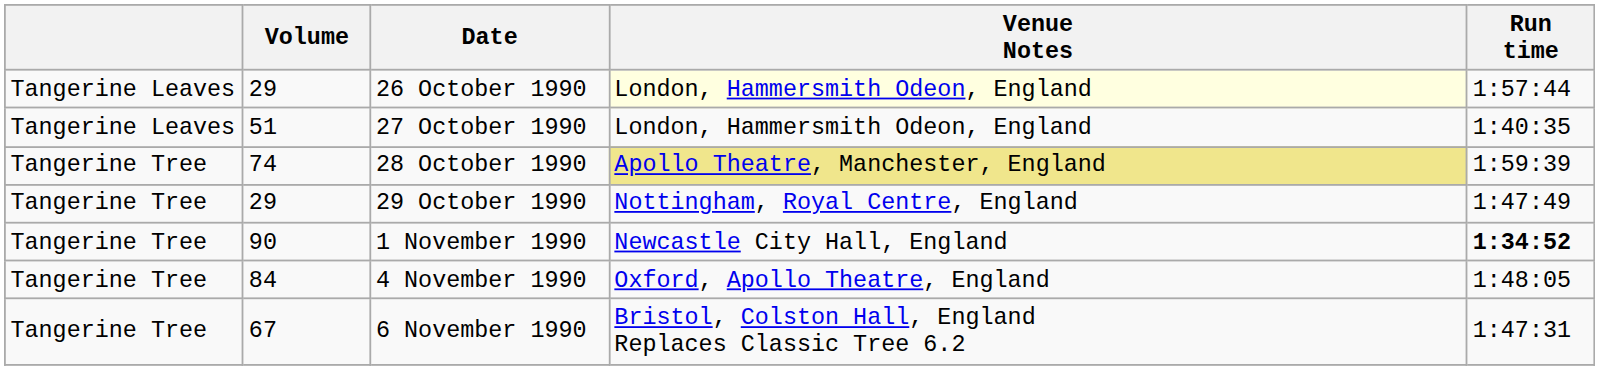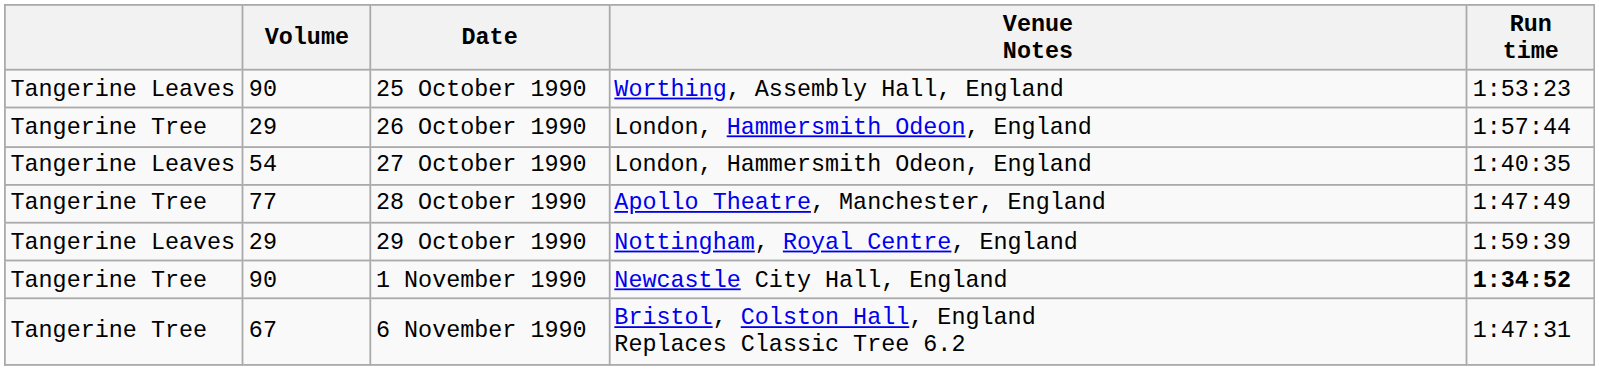+ row: (481, 89)
(123, 89) Tangerine Leaves -> (109, 127) Tangerine Tree
(853, 89) lightyellow background -> (853, 127) no background
(263, 127) 51 -> (263, 165) 54
(263, 165) 74 -> (263, 204) 77
(860, 165) khaki background -> (860, 204) no background
(1522, 165) 1:59:39 -> (1522, 204) 1:47:49
(109, 204) Tangerine Tree -> (123, 242) Tangerine Leaves
(1522, 204) 1:47:49 -> (1522, 242) 1:59:39
- row: (481, 280)
